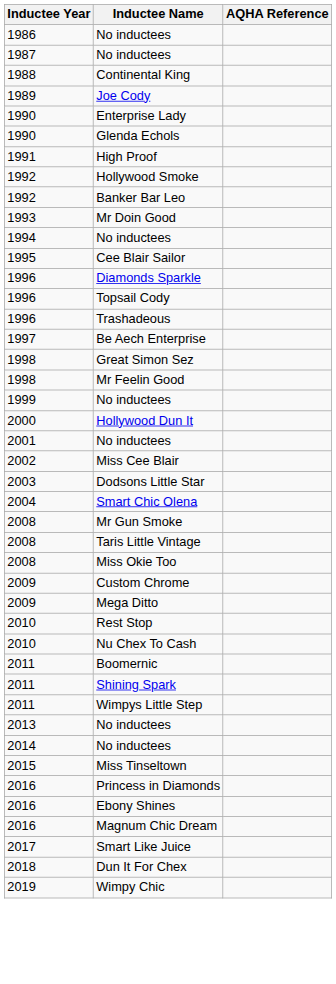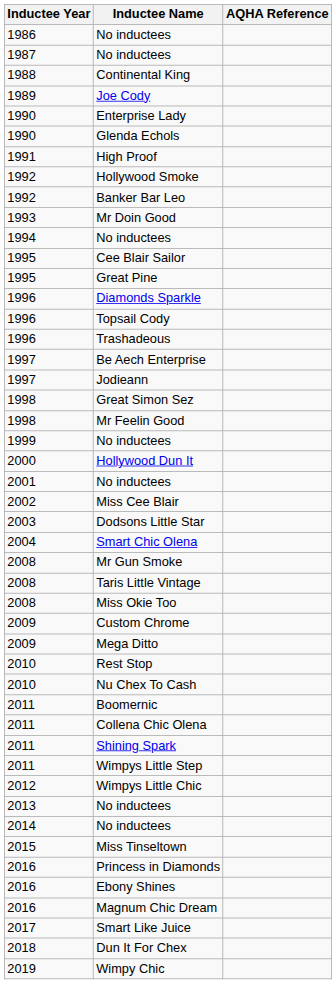+ row: (22, 278)
+ row: (22, 380)
+ row: (21, 725)
+ row: (22, 786)
